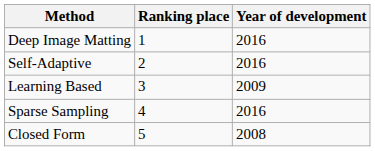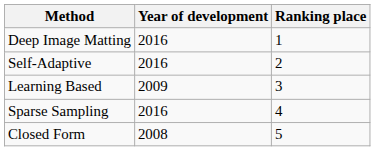columns swapped: (301, 16) <-> (184, 16)
